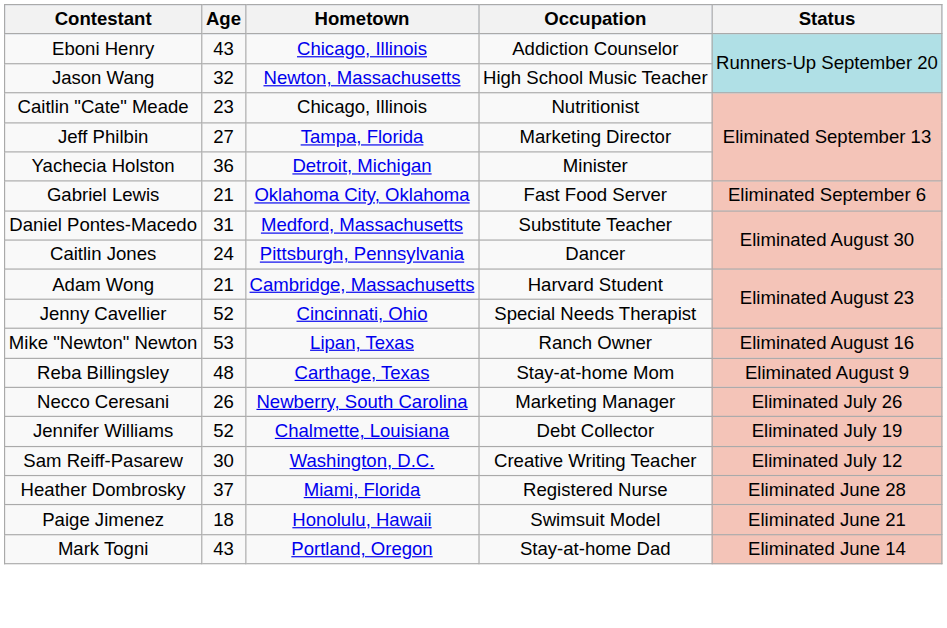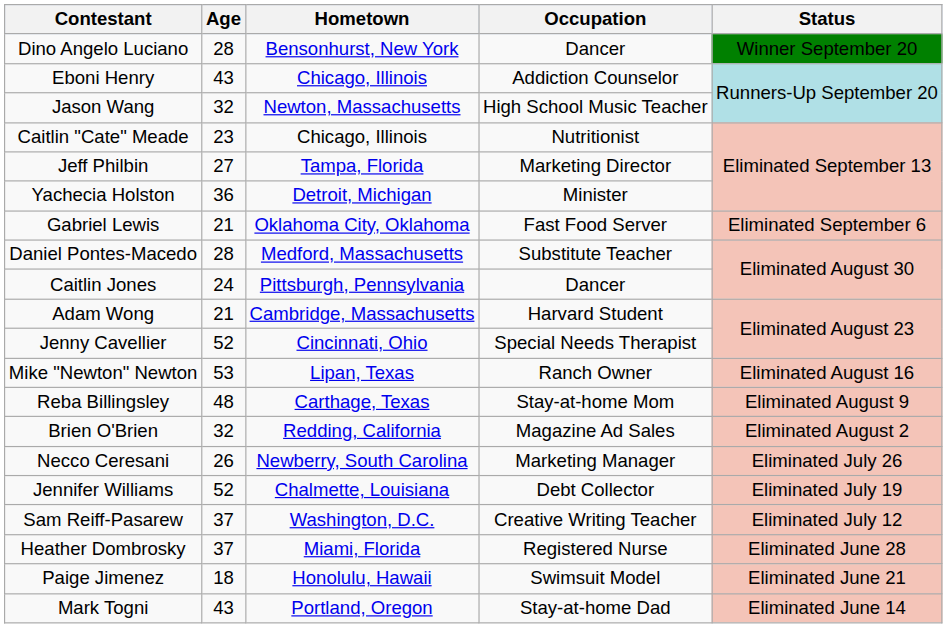+ row: (103, 48)
(223, 225) 31 -> (223, 254) 28
+ row: (103, 431)
(223, 460) 30 -> (223, 519) 37
